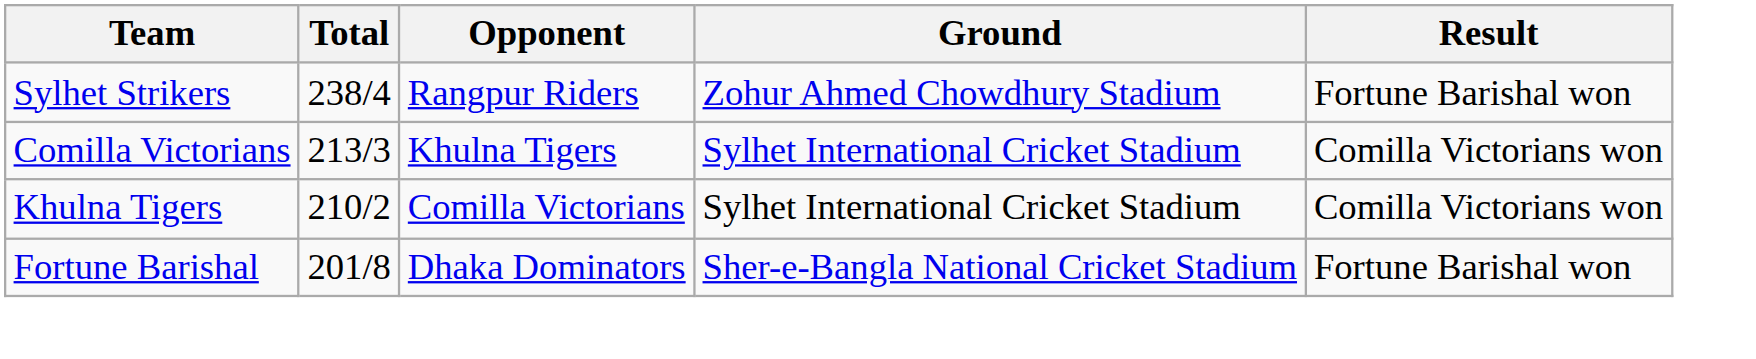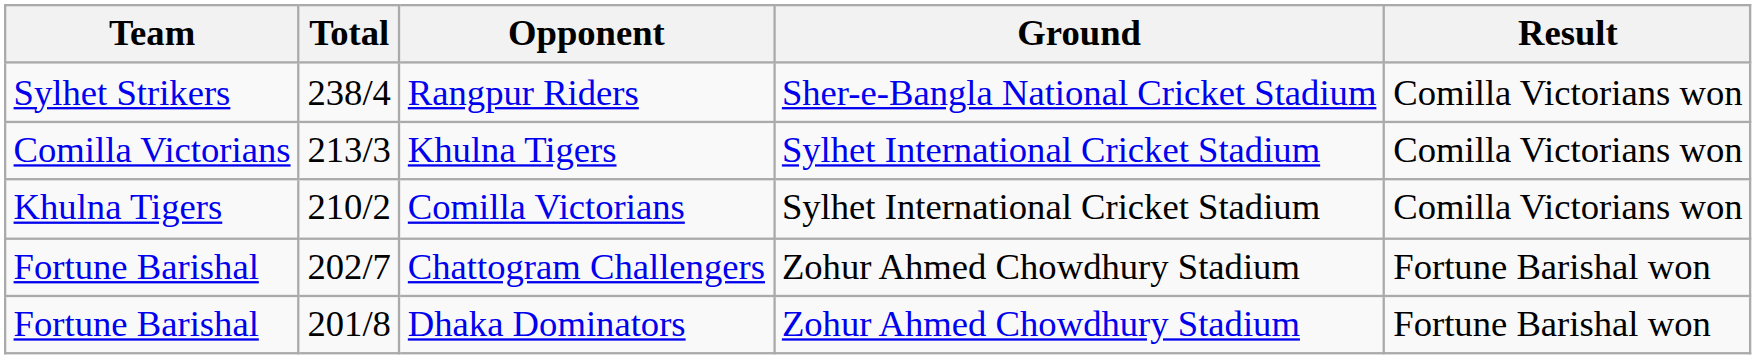(962, 91) Zohur Ahmed Chowdhury Stadium -> (1079, 91) Sher-e-Bangla National Cricket Stadium
(1473, 91) Fortune Barishal won -> (1568, 91) Comilla Victorians won
+ row: (586, 265)
(1000, 265) Sher-e-Bangla National Cricket Stadium -> (1041, 324) Zohur Ahmed Chowdhury Stadium
